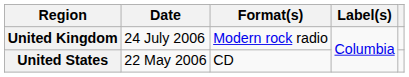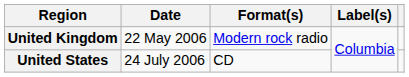(165, 38) 24 July 2006 -> (165, 38) 22 May 2006
(165, 60) 22 May 2006 -> (165, 60) 24 July 2006
